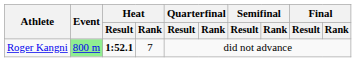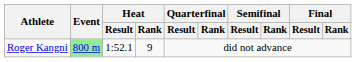(119, 48) bold -> (119, 48) normal
(150, 48) 7 -> (150, 48) 9
